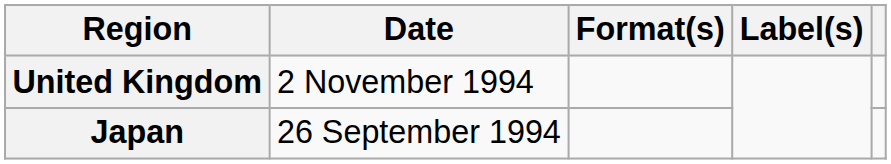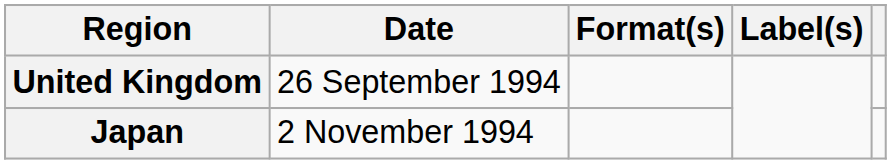(405, 81) 2 November 1994 -> (419, 81) 26 September 1994
(419, 132) 26 September 1994 -> (405, 132) 2 November 1994
